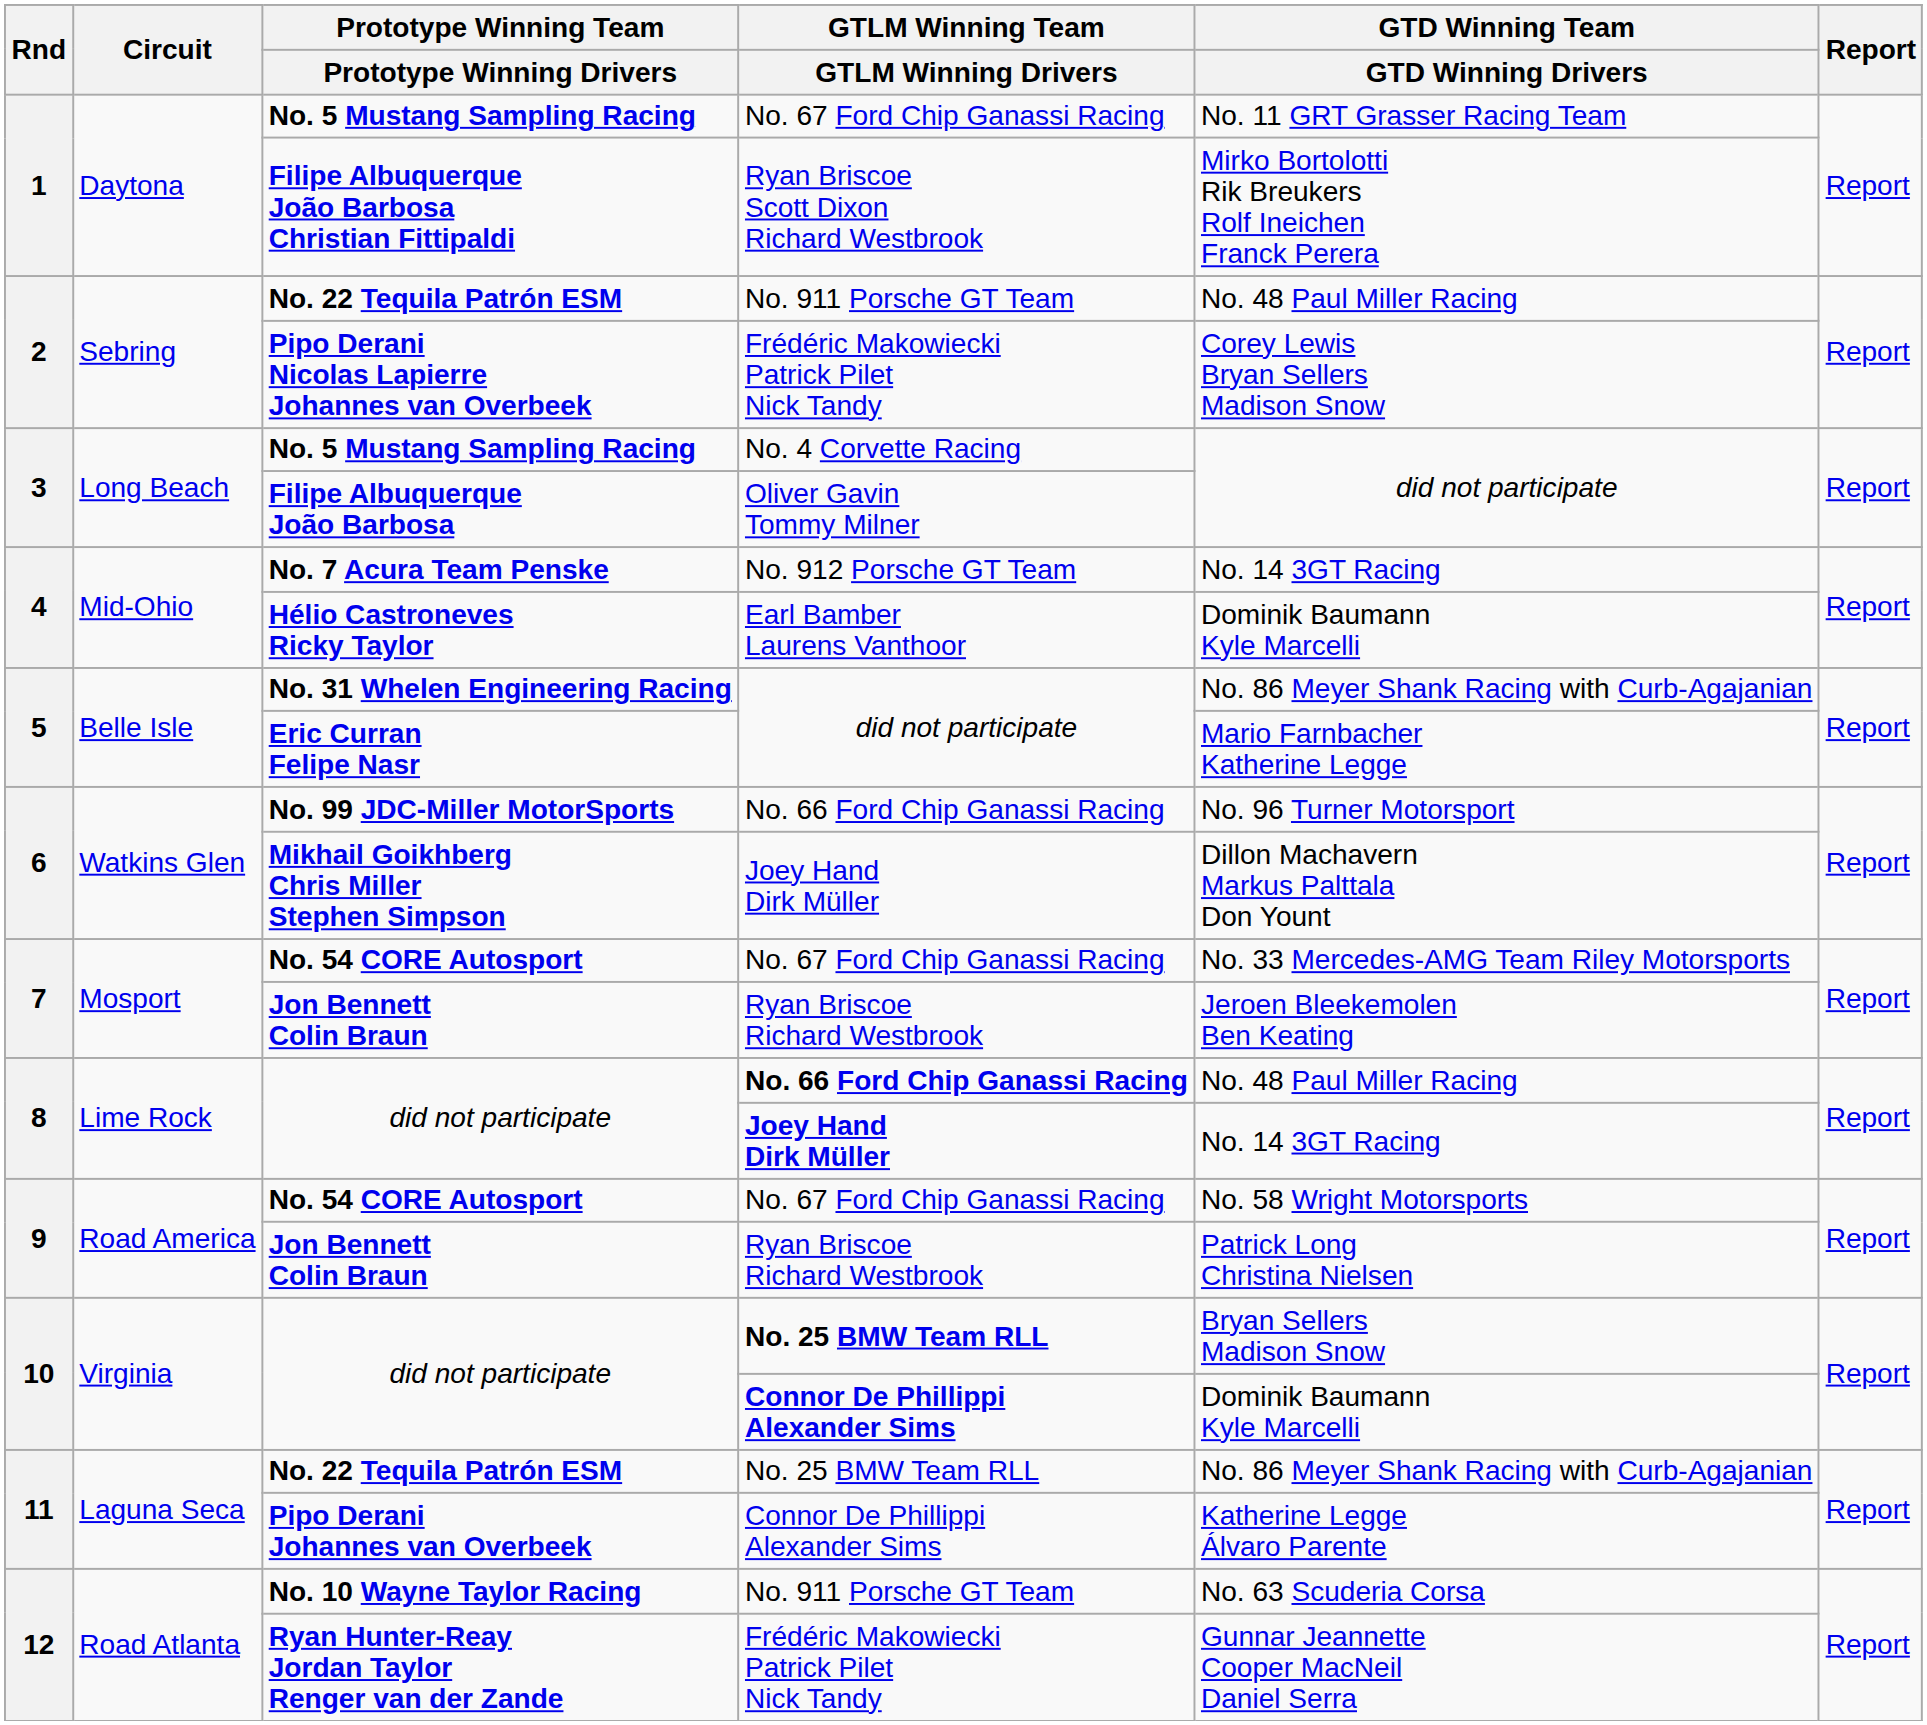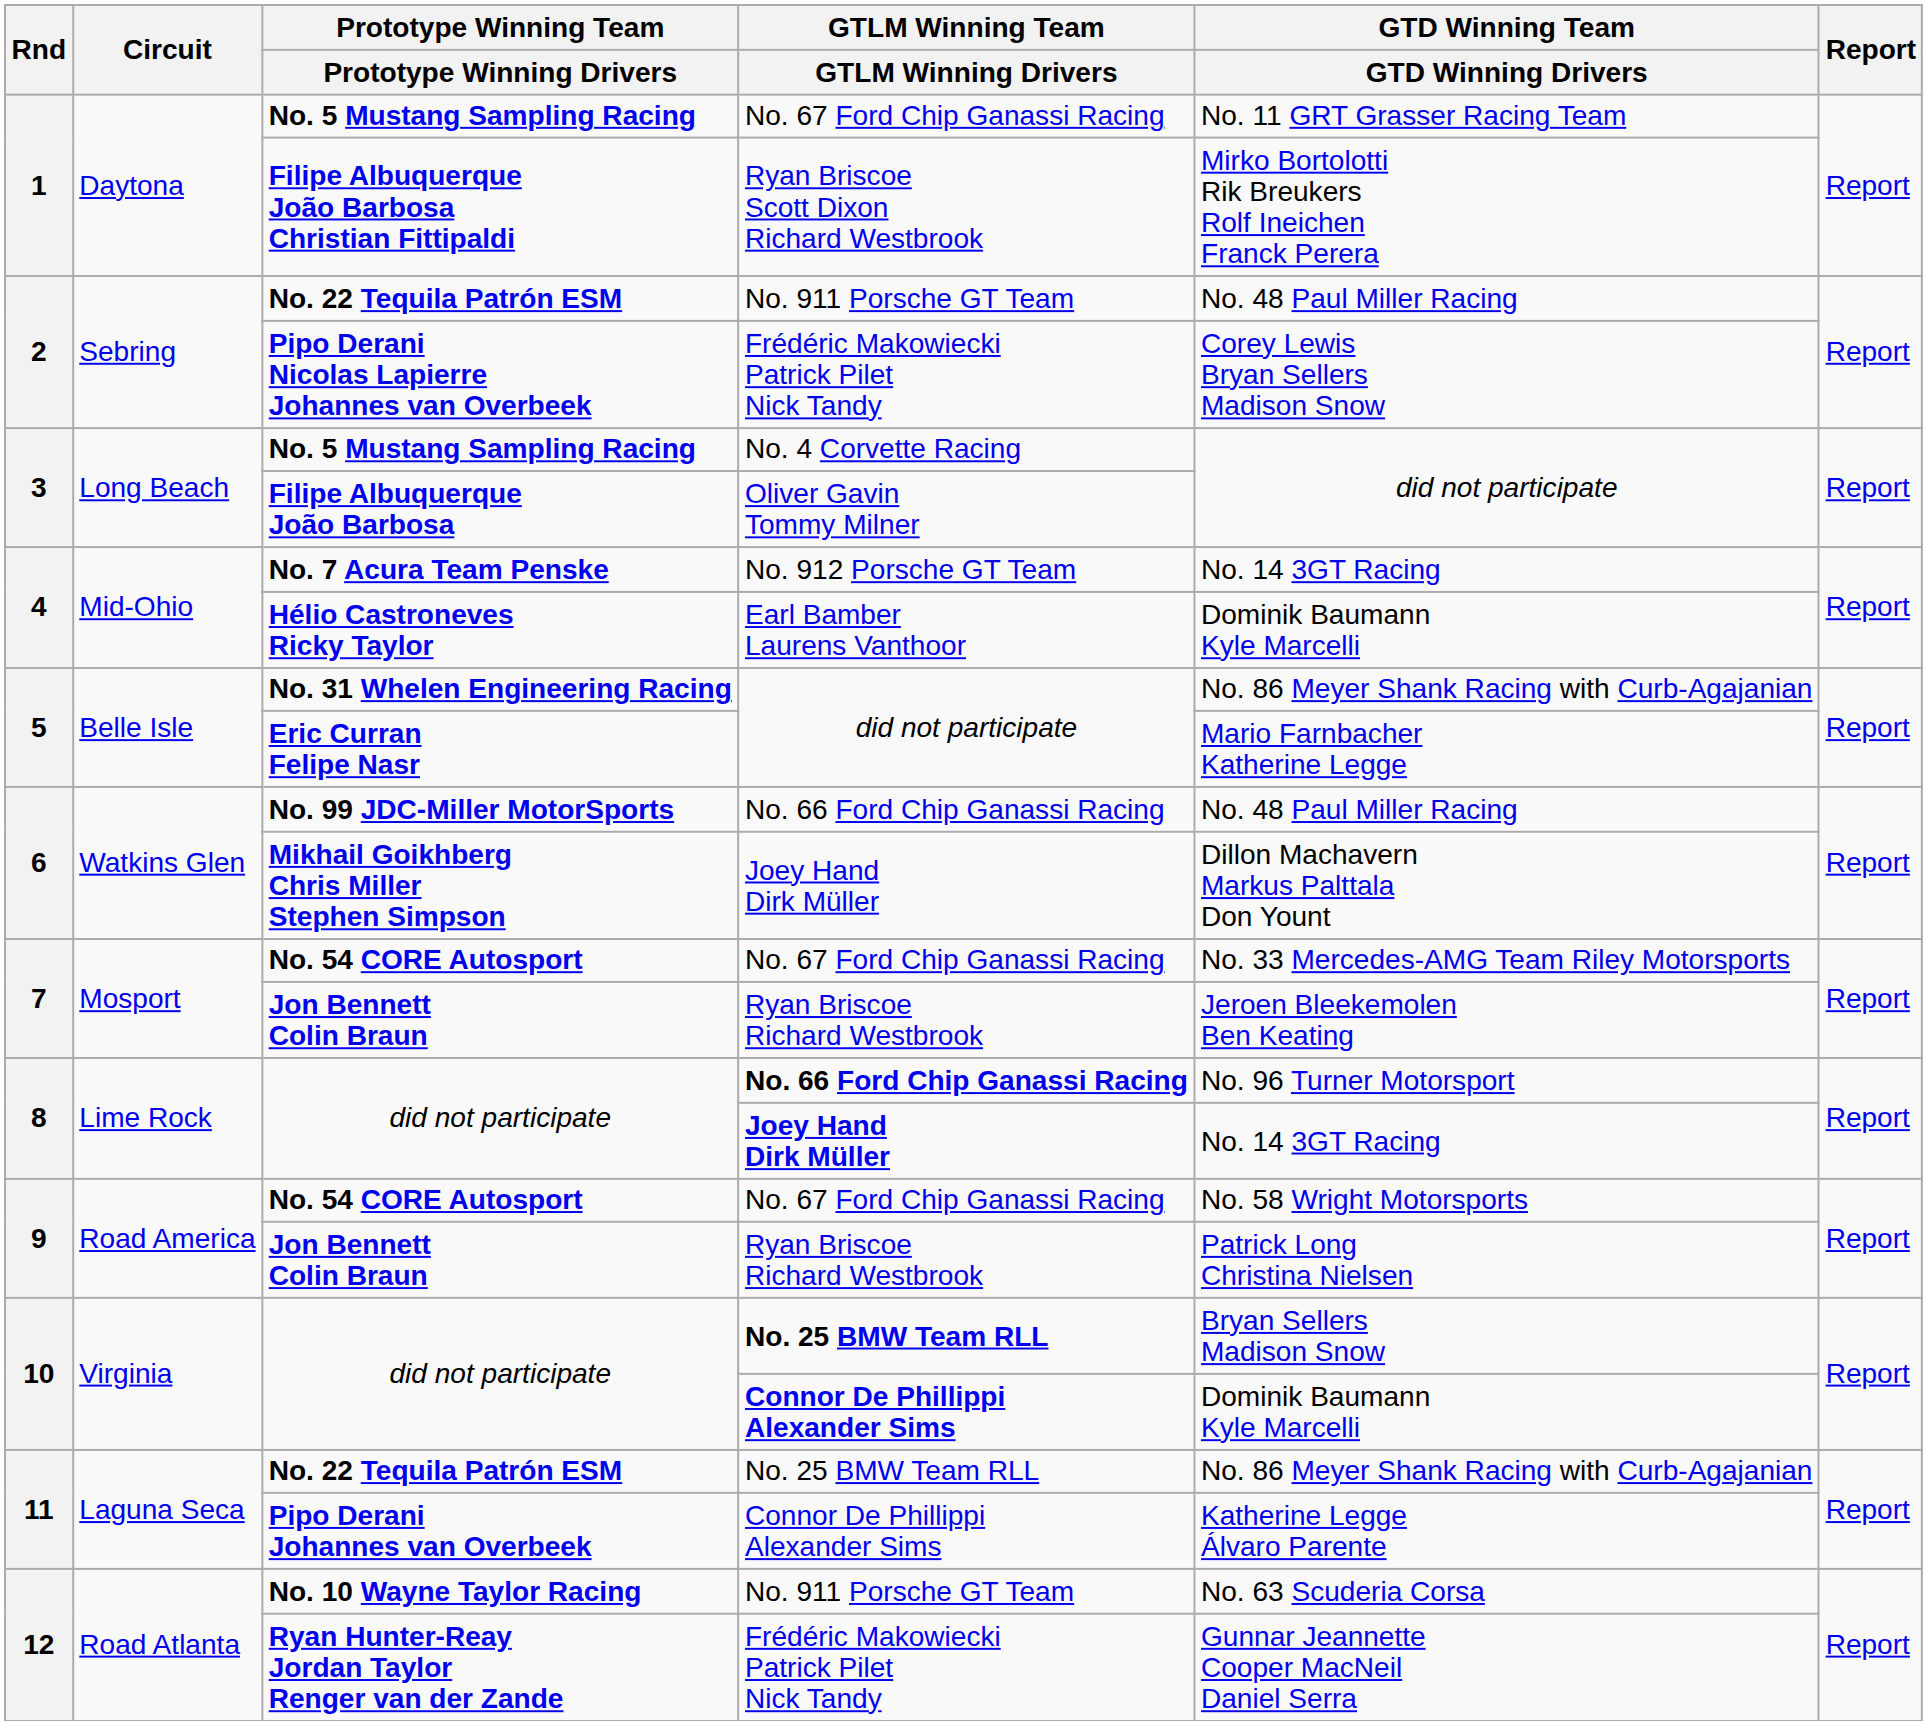(1358, 809) No. 96 Turner Motorsport -> (1359, 809) No. 48 Paul Miller Racing
(1359, 1081) No. 48 Paul Miller Racing -> (1358, 1081) No. 96 Turner Motorsport
